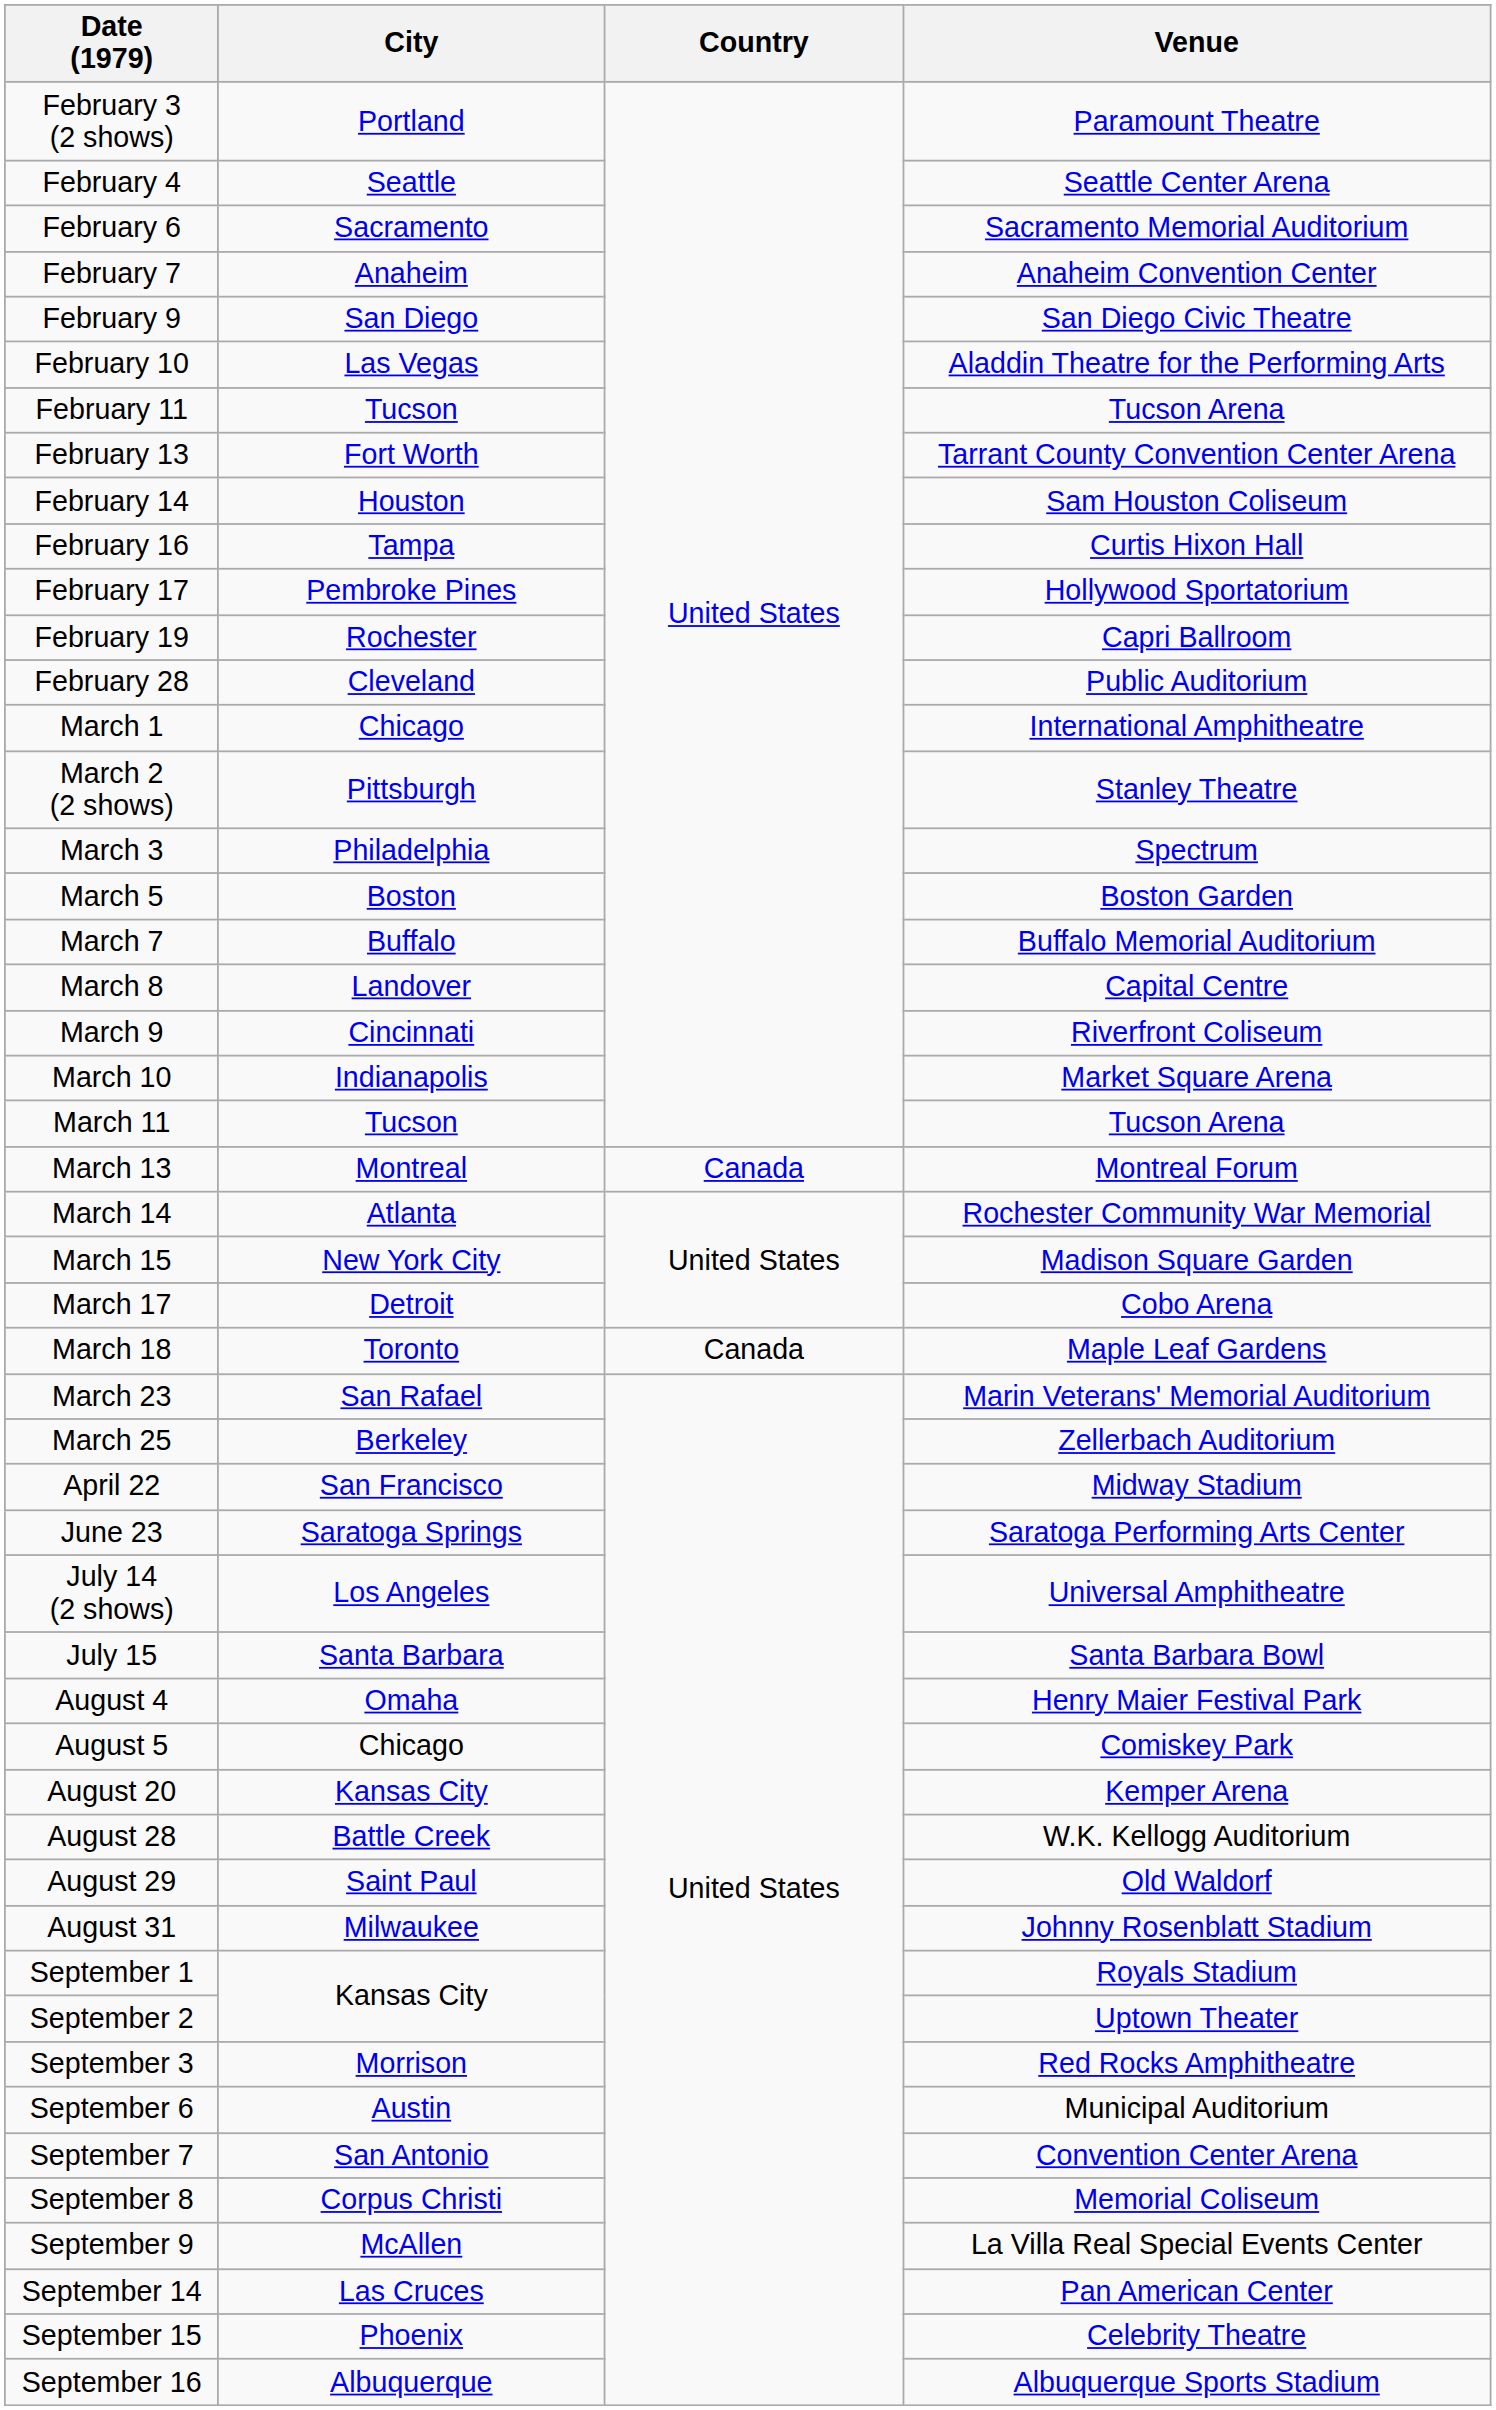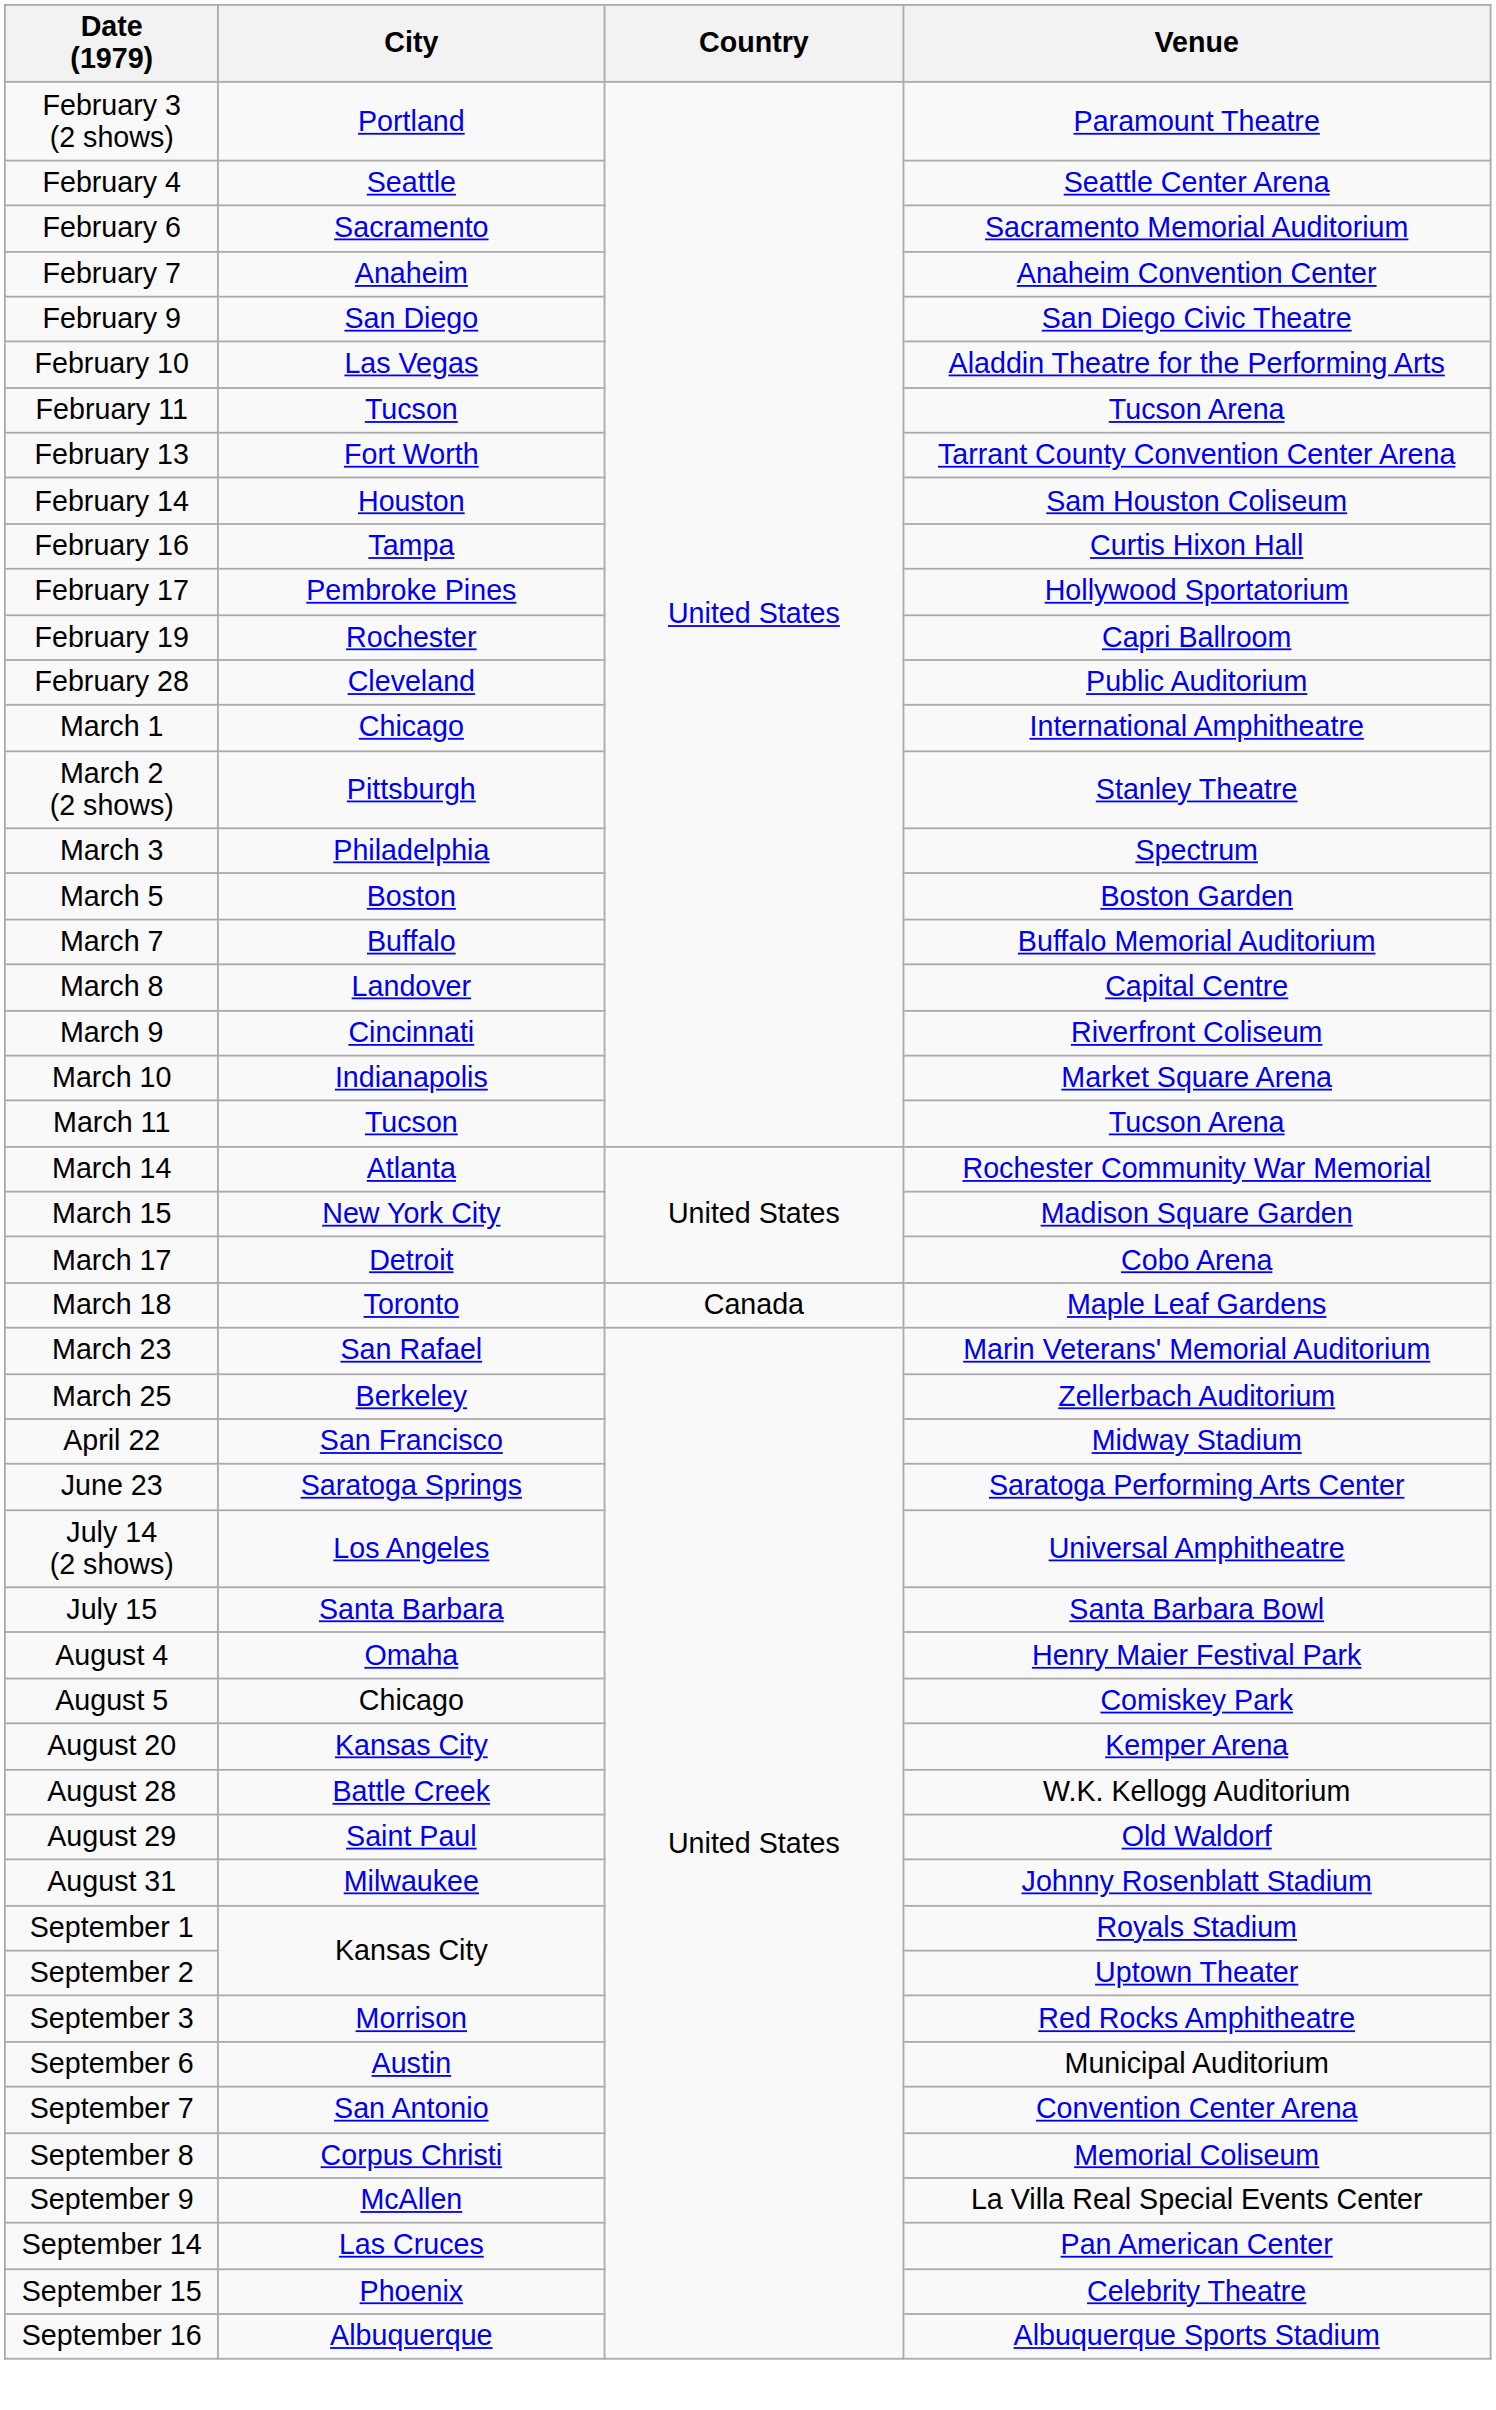- row: (112, 1168)
